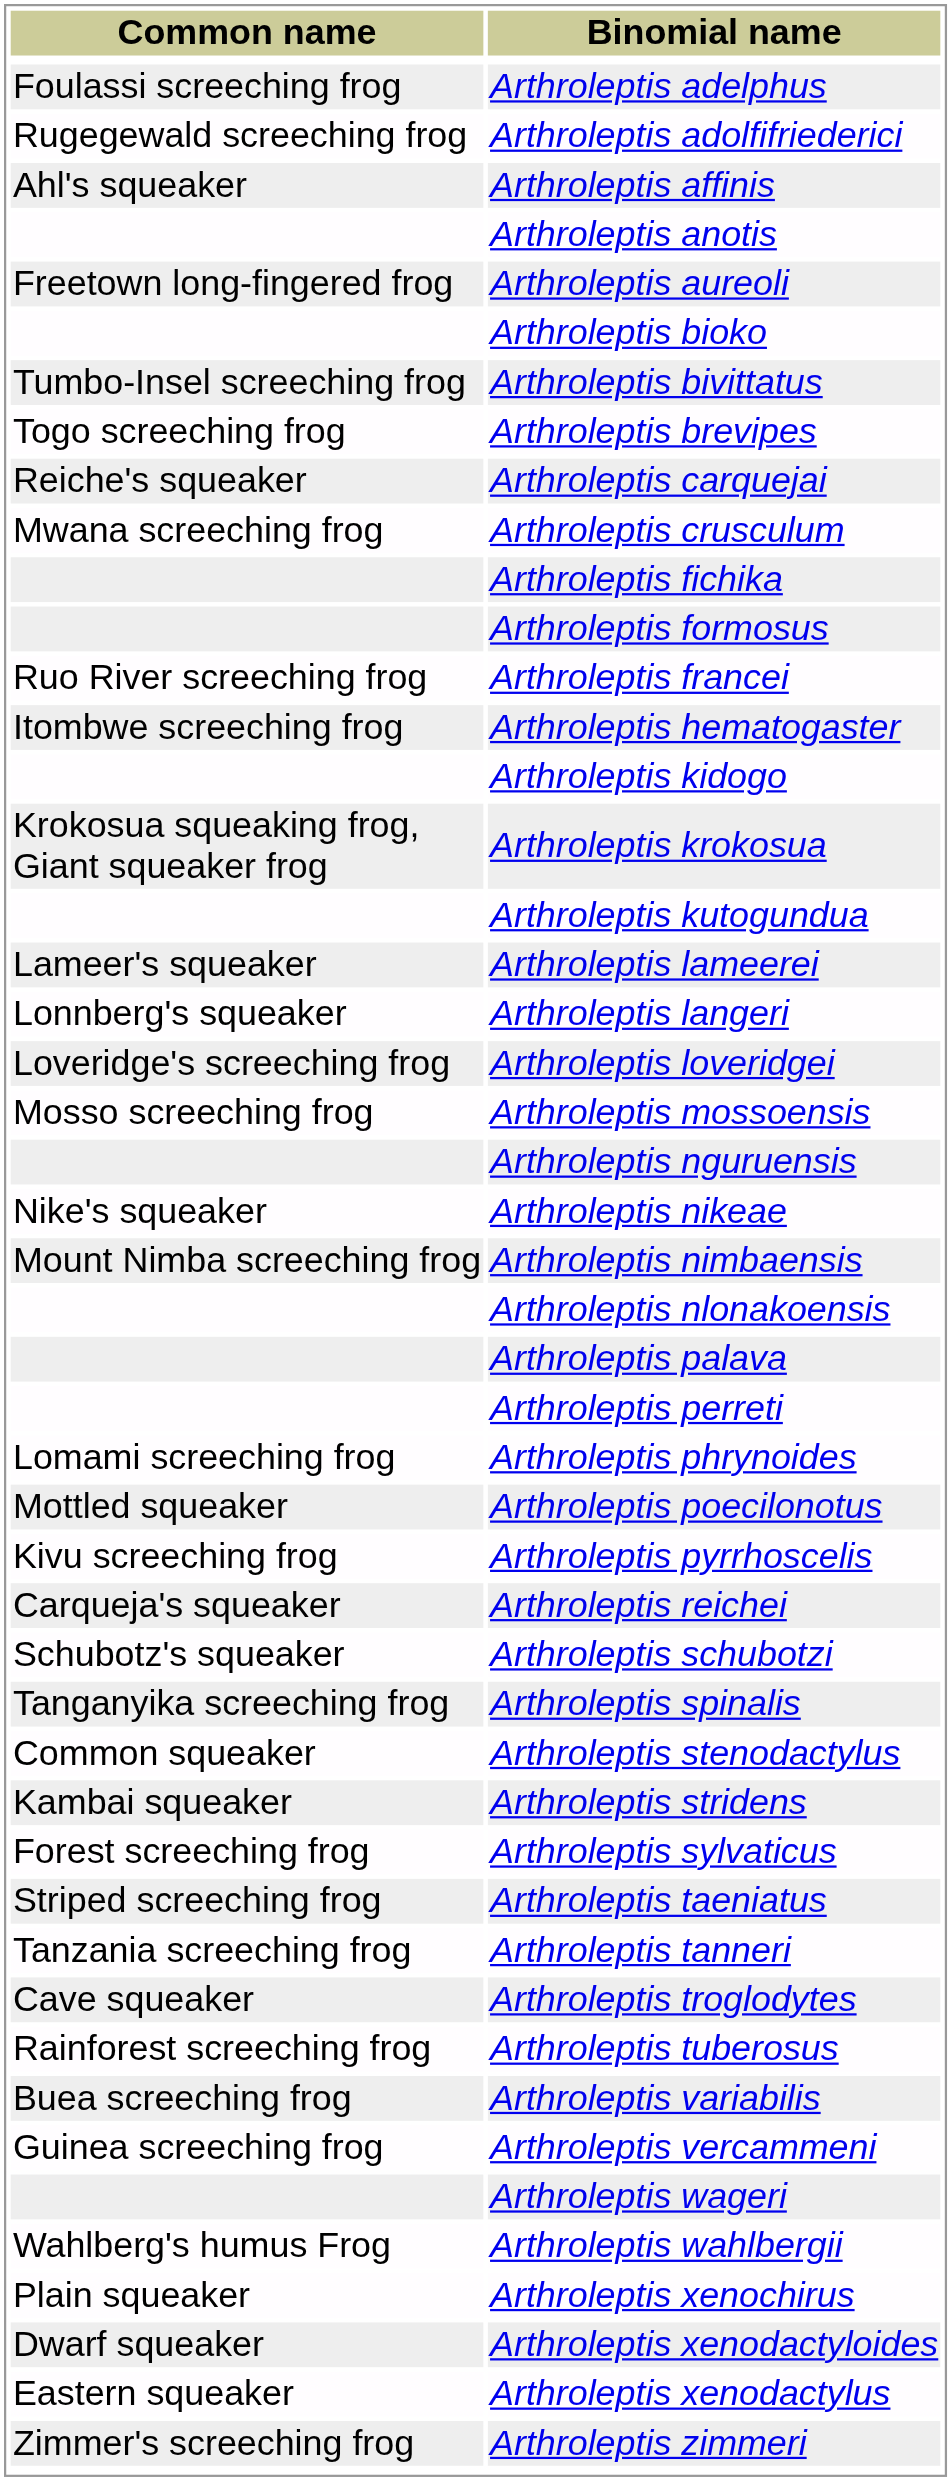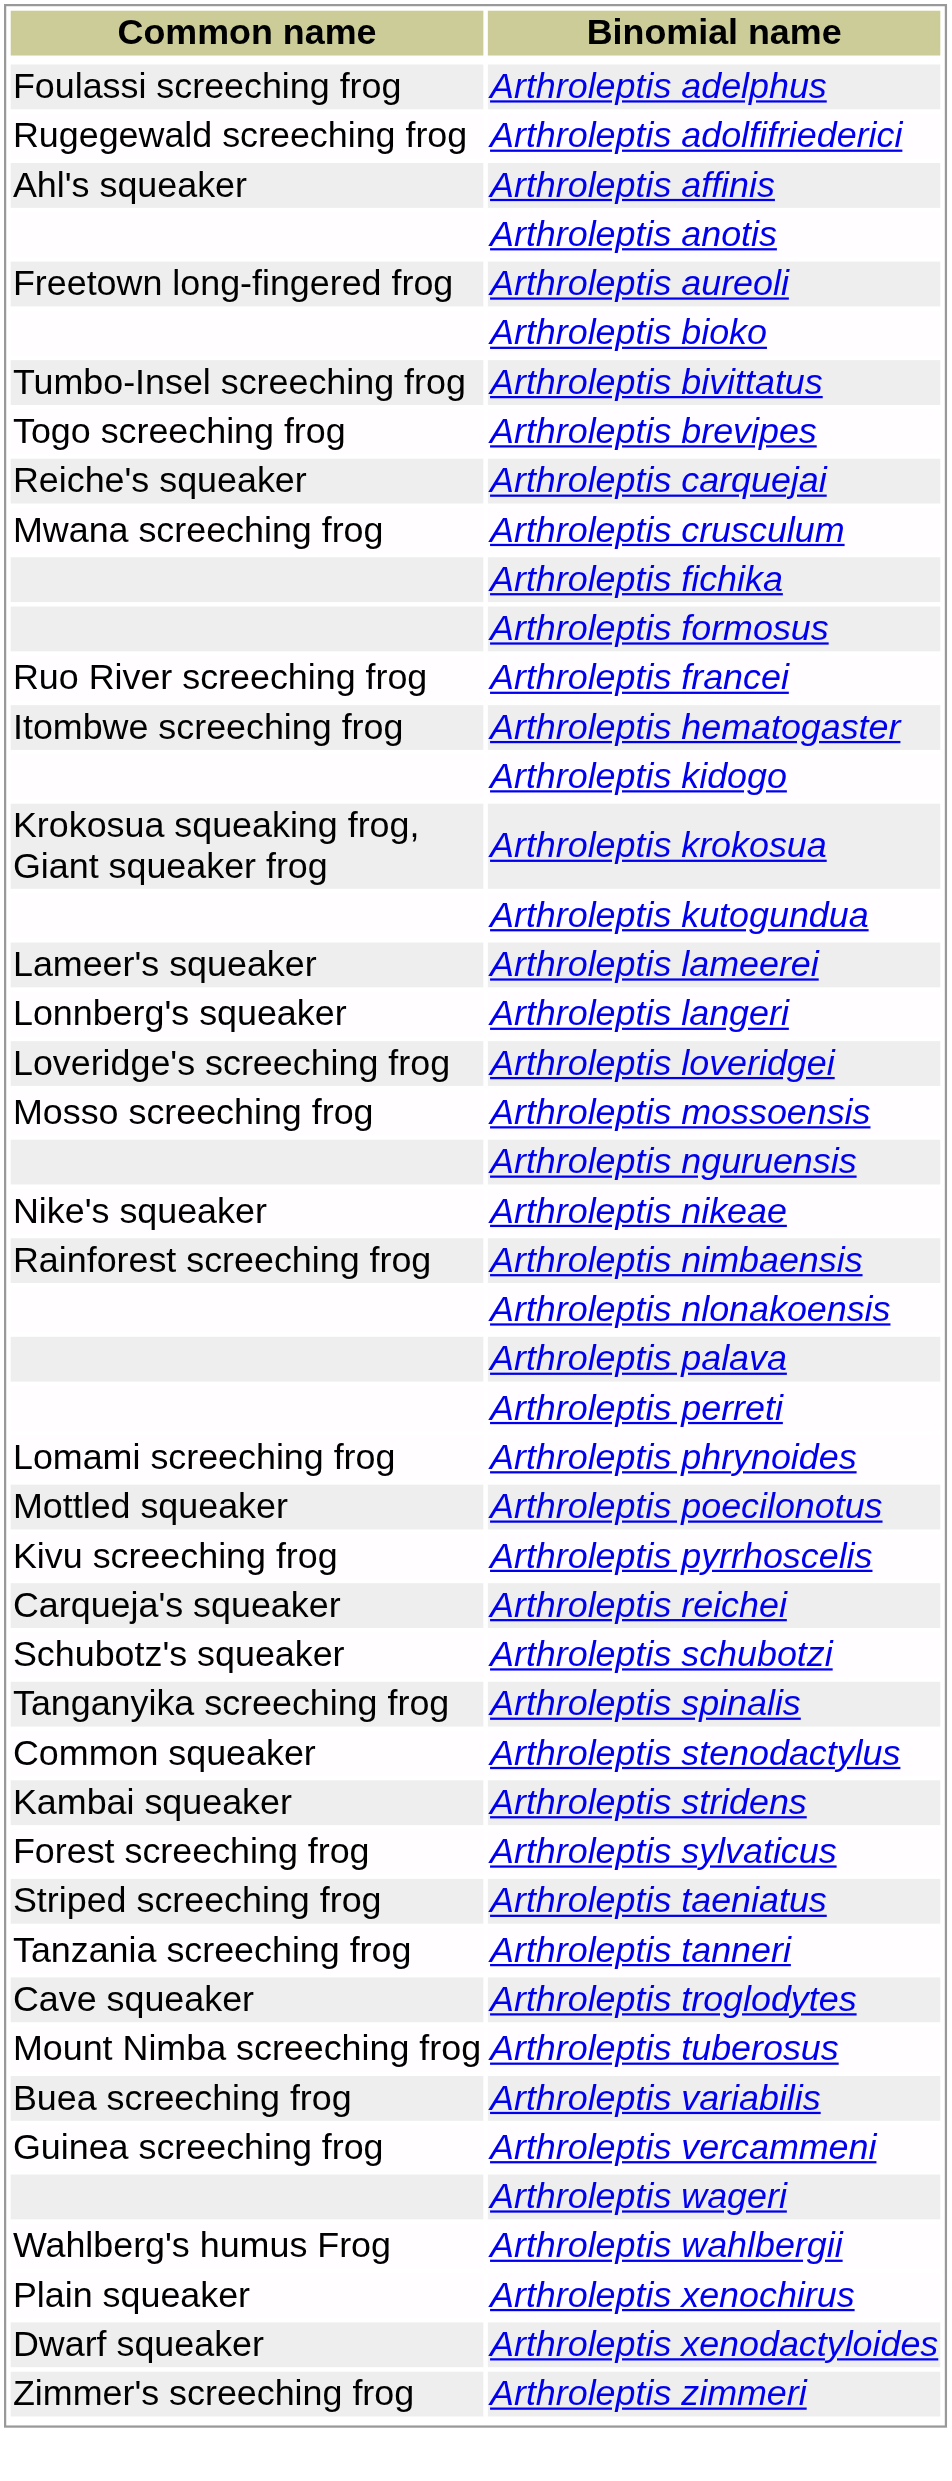(247, 1260) Mount Nimba screeching frog -> (222, 1260) Rainforest screeching frog
(222, 2048) Rainforest screeching frog -> (247, 2048) Mount Nimba screeching frog
- row: (690, 2393)
